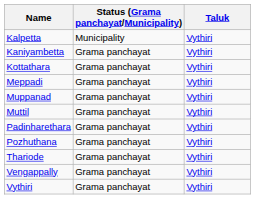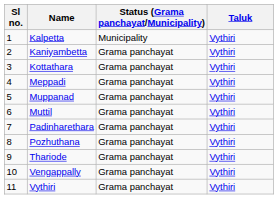+ column: (16, 17)
